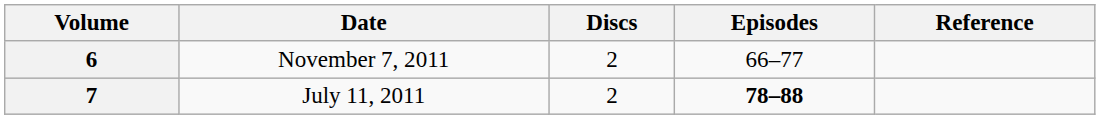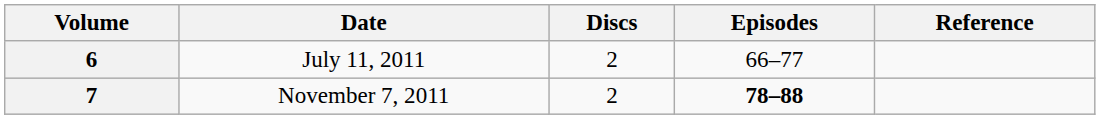(364, 59) November 7, 2011 -> (364, 59) July 11, 2011
(364, 95) July 11, 2011 -> (364, 95) November 7, 2011
